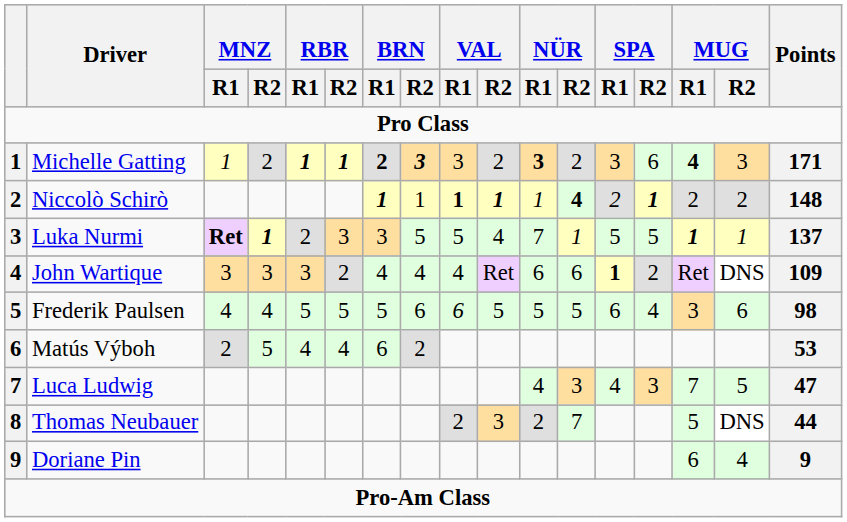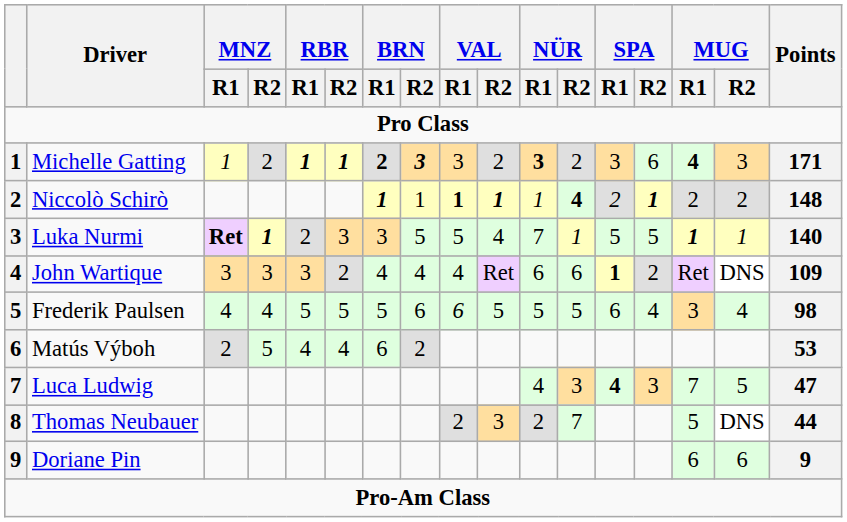(805, 236) 137 -> (805, 236) 140
(742, 311) 6 -> (742, 311) 4
(615, 385) normal -> (615, 385) bold
(742, 460) 4 -> (742, 460) 6
